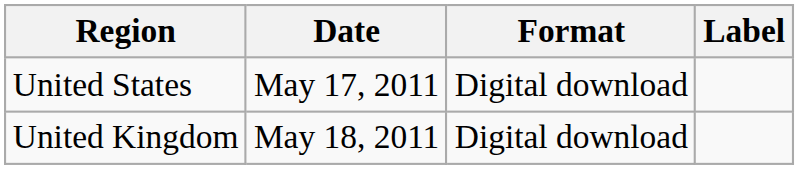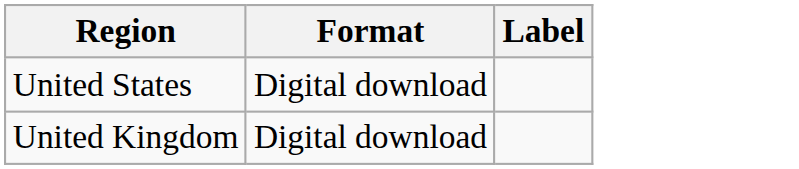- column: (347, 31)
